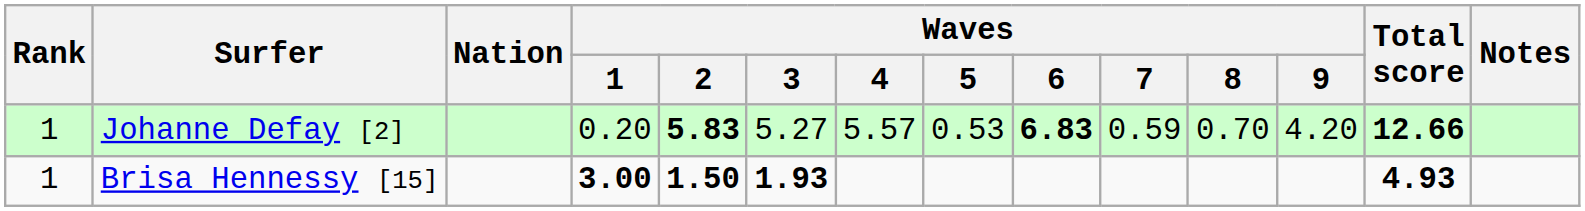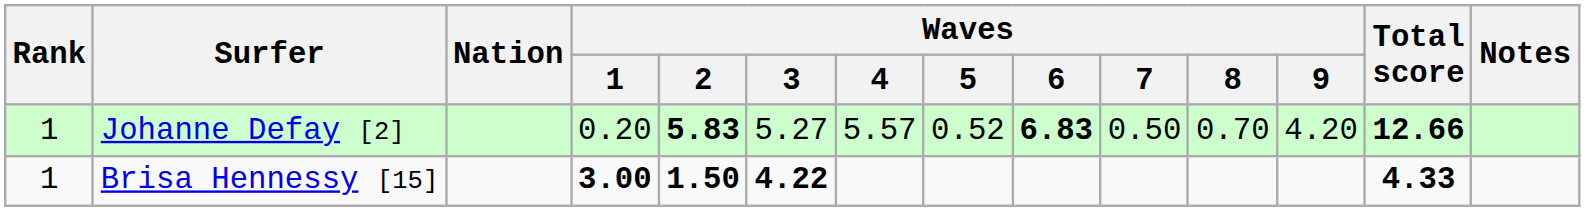(968, 130) 0.53 -> (968, 130) 0.52
(1145, 130) 0.59 -> (1145, 130) 0.50
(791, 180) 1.93 -> (791, 180) 4.22
(1419, 180) 4.93 -> (1419, 180) 4.33
